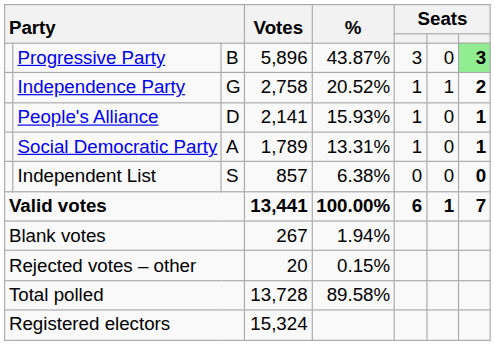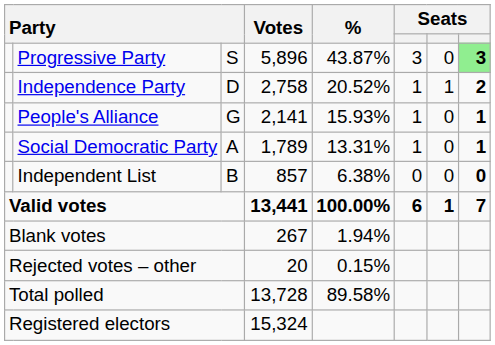(232, 57) B -> (232, 57) S
(233, 87) G -> (233, 87) D
(233, 117) D -> (233, 117) G
(232, 176) S -> (232, 176) B
